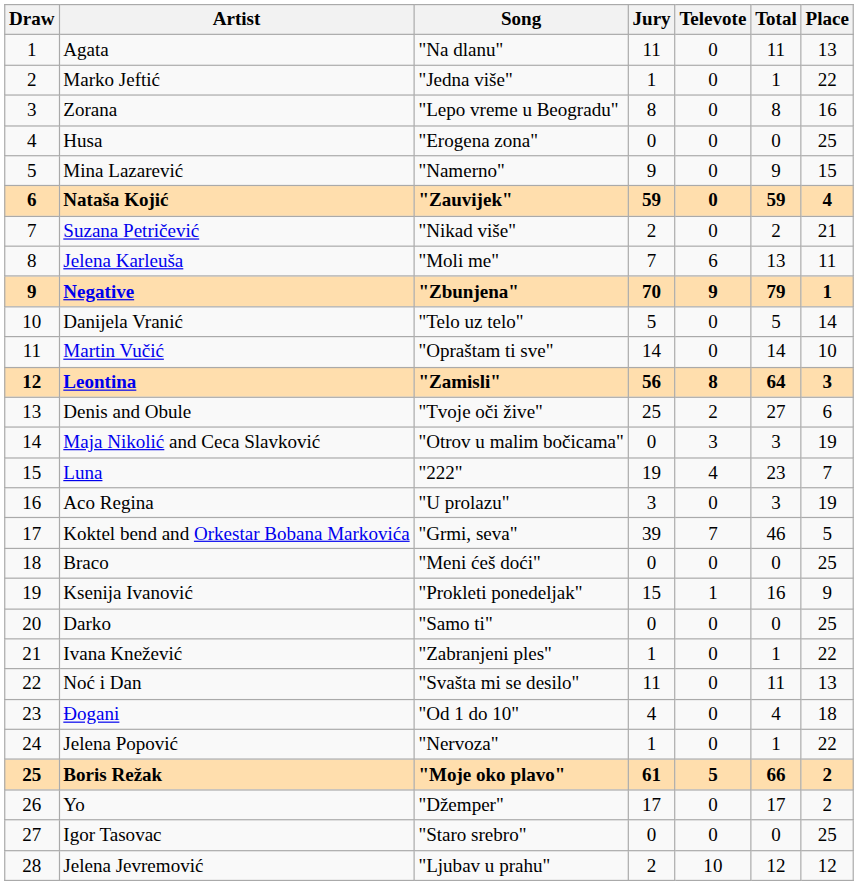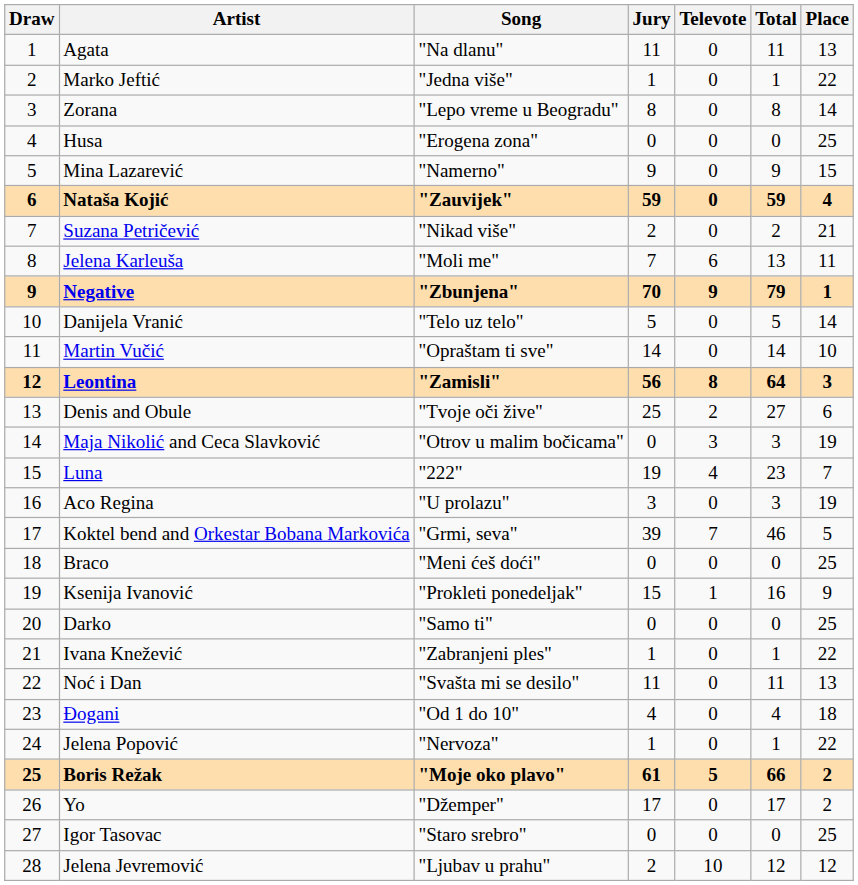(827, 110) 16 -> (827, 110) 14
